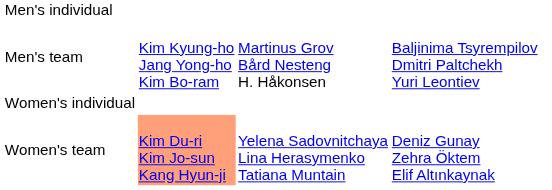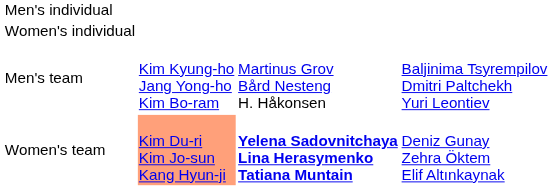rows swapped: (70, 103) <-> (44, 56)
(313, 158) normal -> (318, 158) bold
